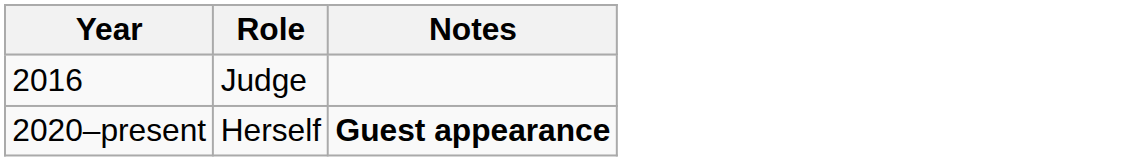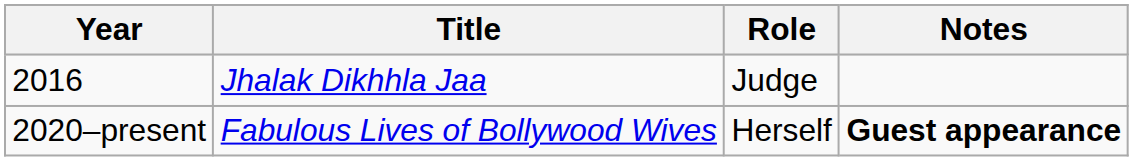+ column: (469, 29)
